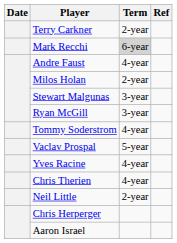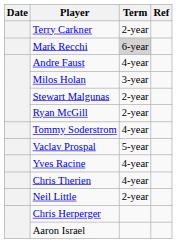(135, 79) 2-year -> (135, 79) 3-year
(135, 96) 3-year -> (135, 96) 2-year
(135, 113) 3-year -> (135, 113) 2-year
